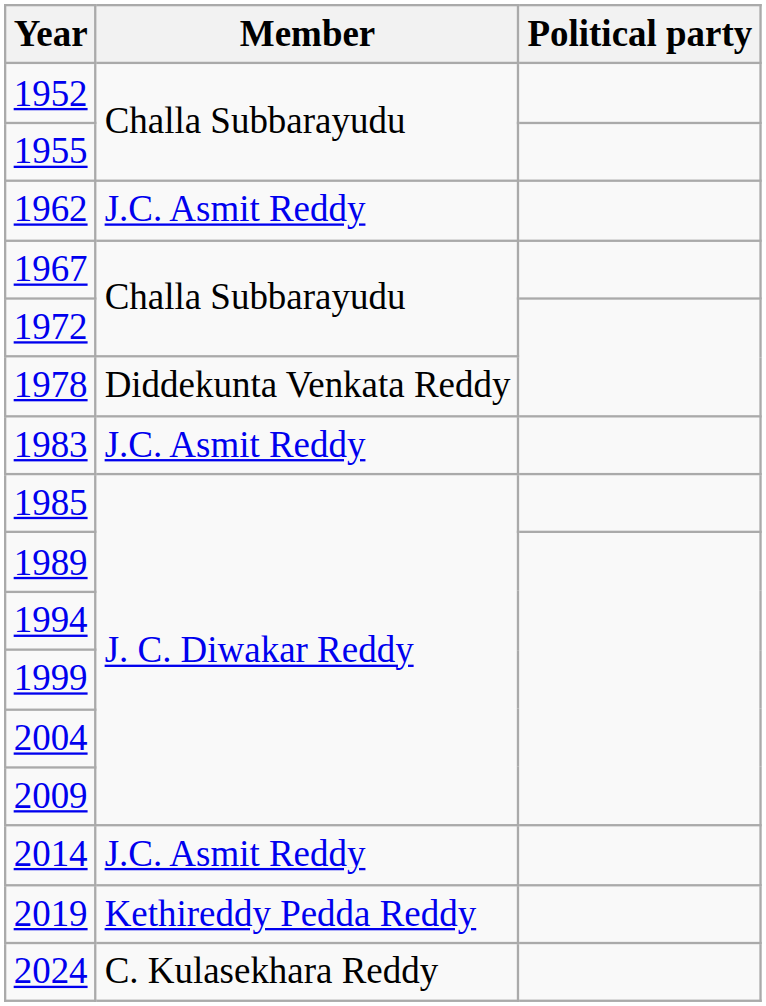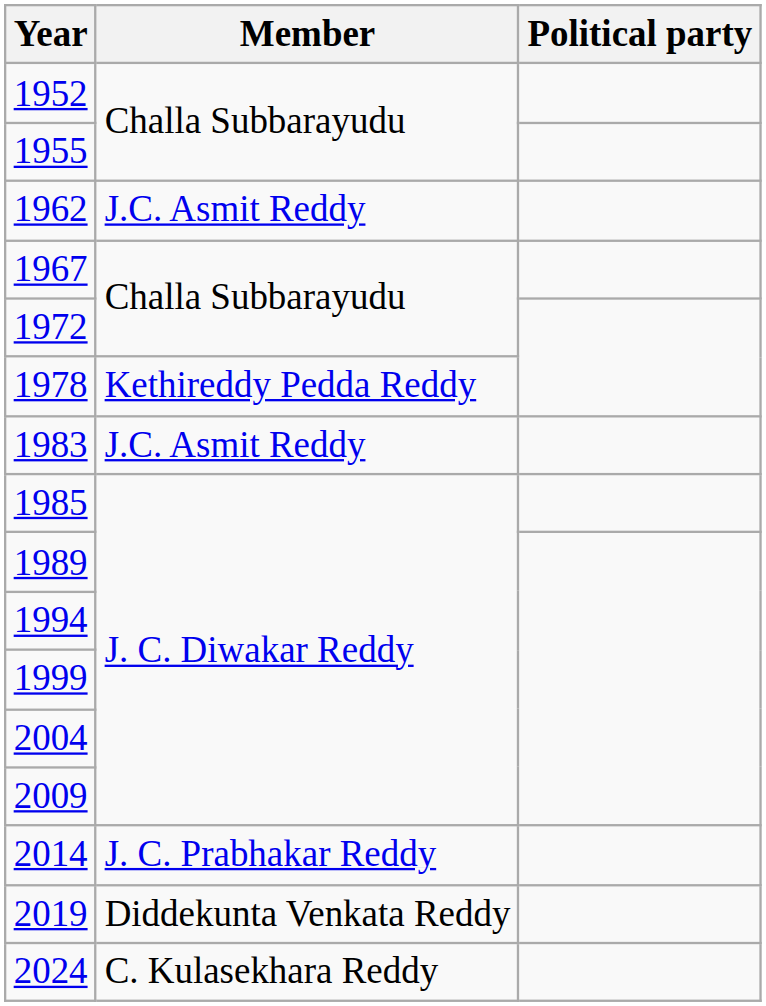(308, 385) Diddekunta Venkata Reddy -> (290, 385) Kethireddy Pedda Reddy
(235, 854) J.C. Asmit Reddy -> (270, 854) J. C. Prabhakar Reddy
(290, 913) Kethireddy Pedda Reddy -> (308, 913) Diddekunta Venkata Reddy
